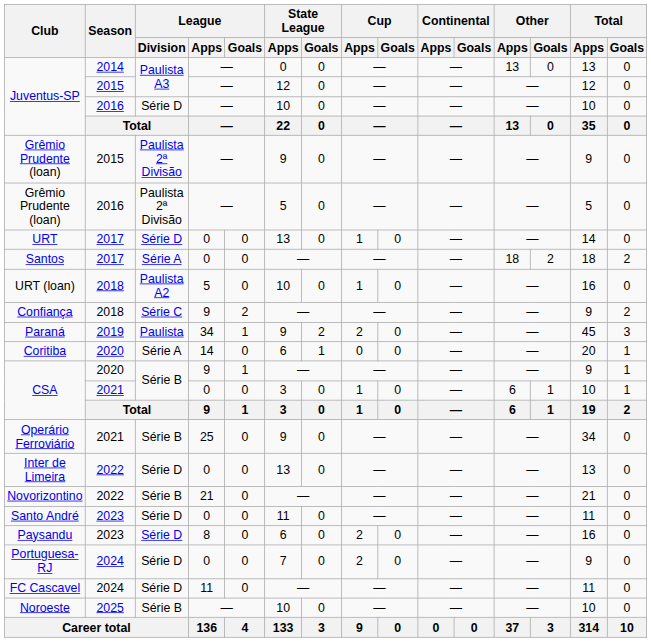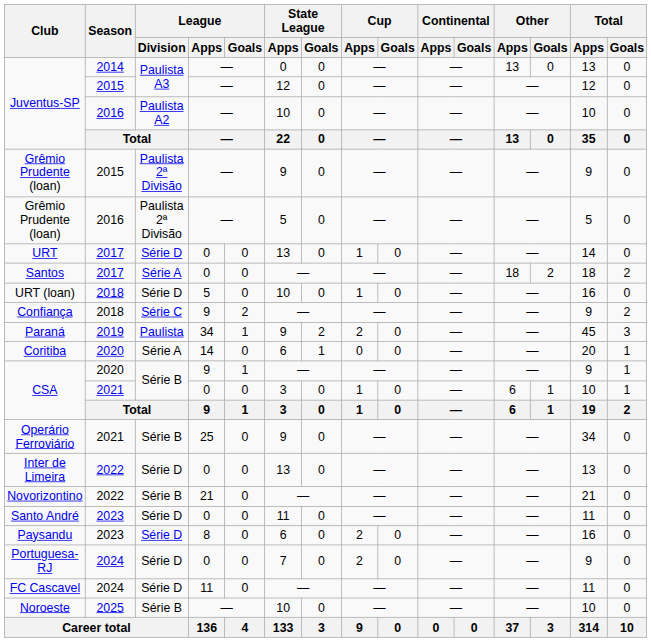(162, 106) Série D -> (162, 113) Paulista A2
(162, 285) Paulista A2 -> (162, 292) Série D
